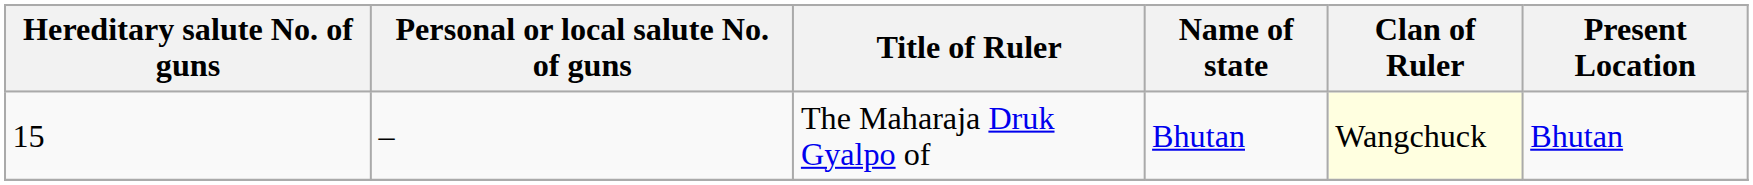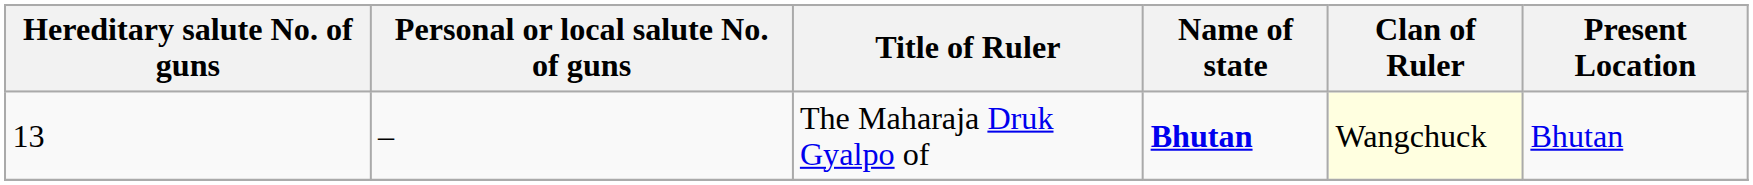(28, 135) 15 -> (28, 135) 13
(1199, 135) normal -> (1202, 135) bold
